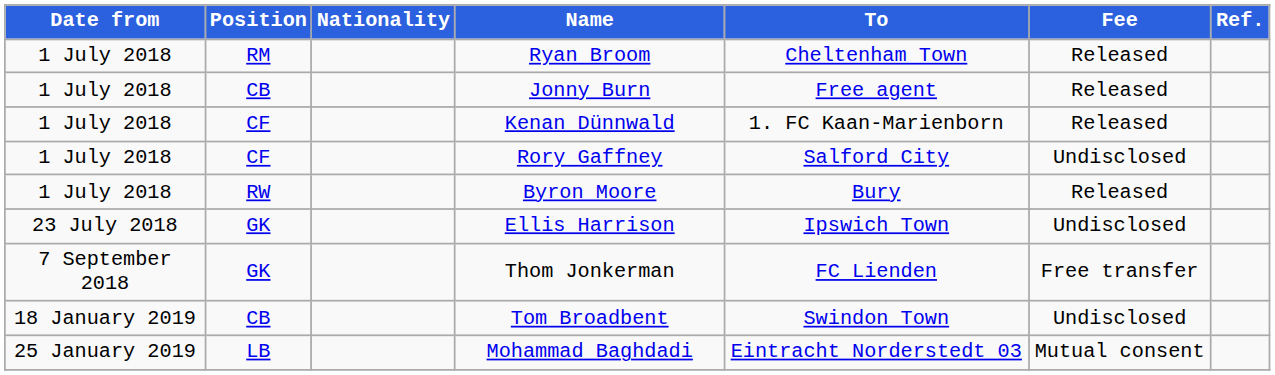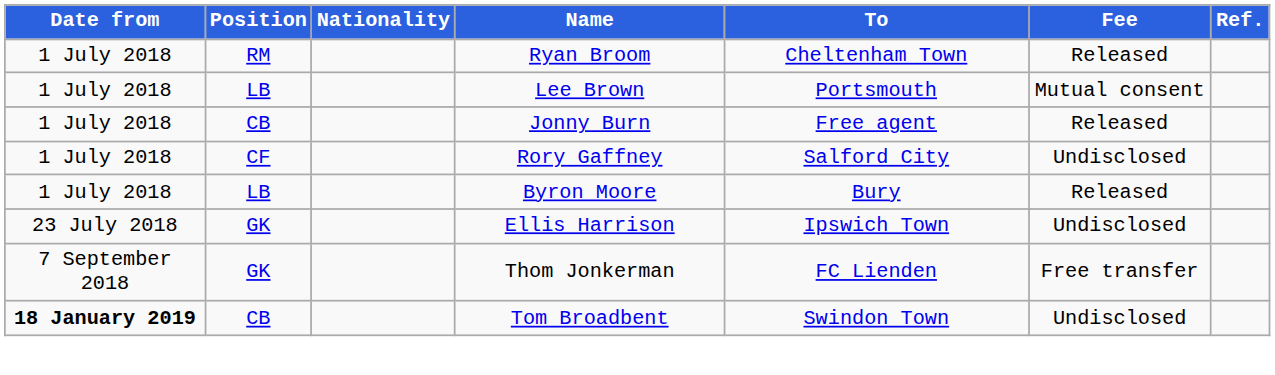+ row: (590, 90)
- row: (590, 124)
(258, 192) RW -> (258, 192) LB
(105, 318) normal -> (105, 318) bold
- row: (590, 352)
